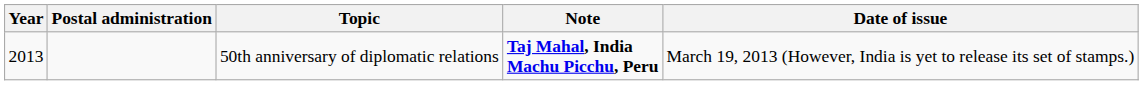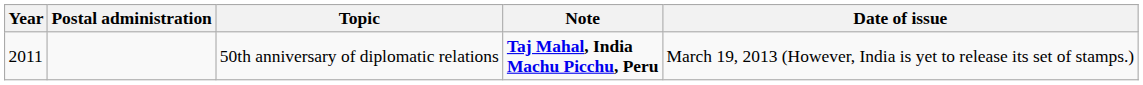(26, 55) 2013 -> (26, 55) 2011
